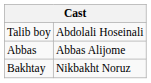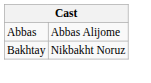- row: (29, 31)
